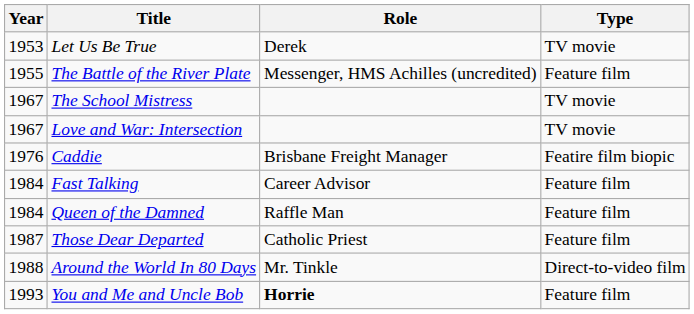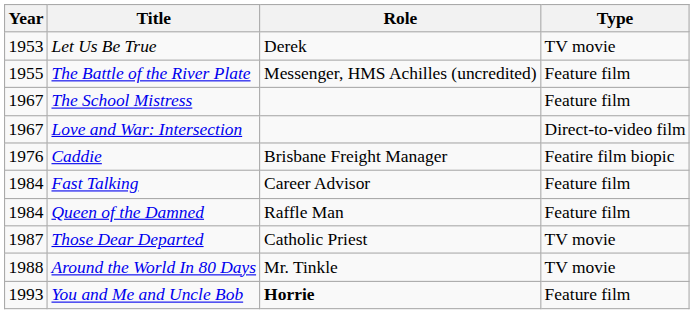(580, 101) TV movie -> (587, 101) Feature film
(580, 128) TV movie -> (615, 128) Direct-to-video film
(587, 239) Feature film -> (580, 239) TV movie
(615, 267) Direct-to-video film -> (580, 267) TV movie
